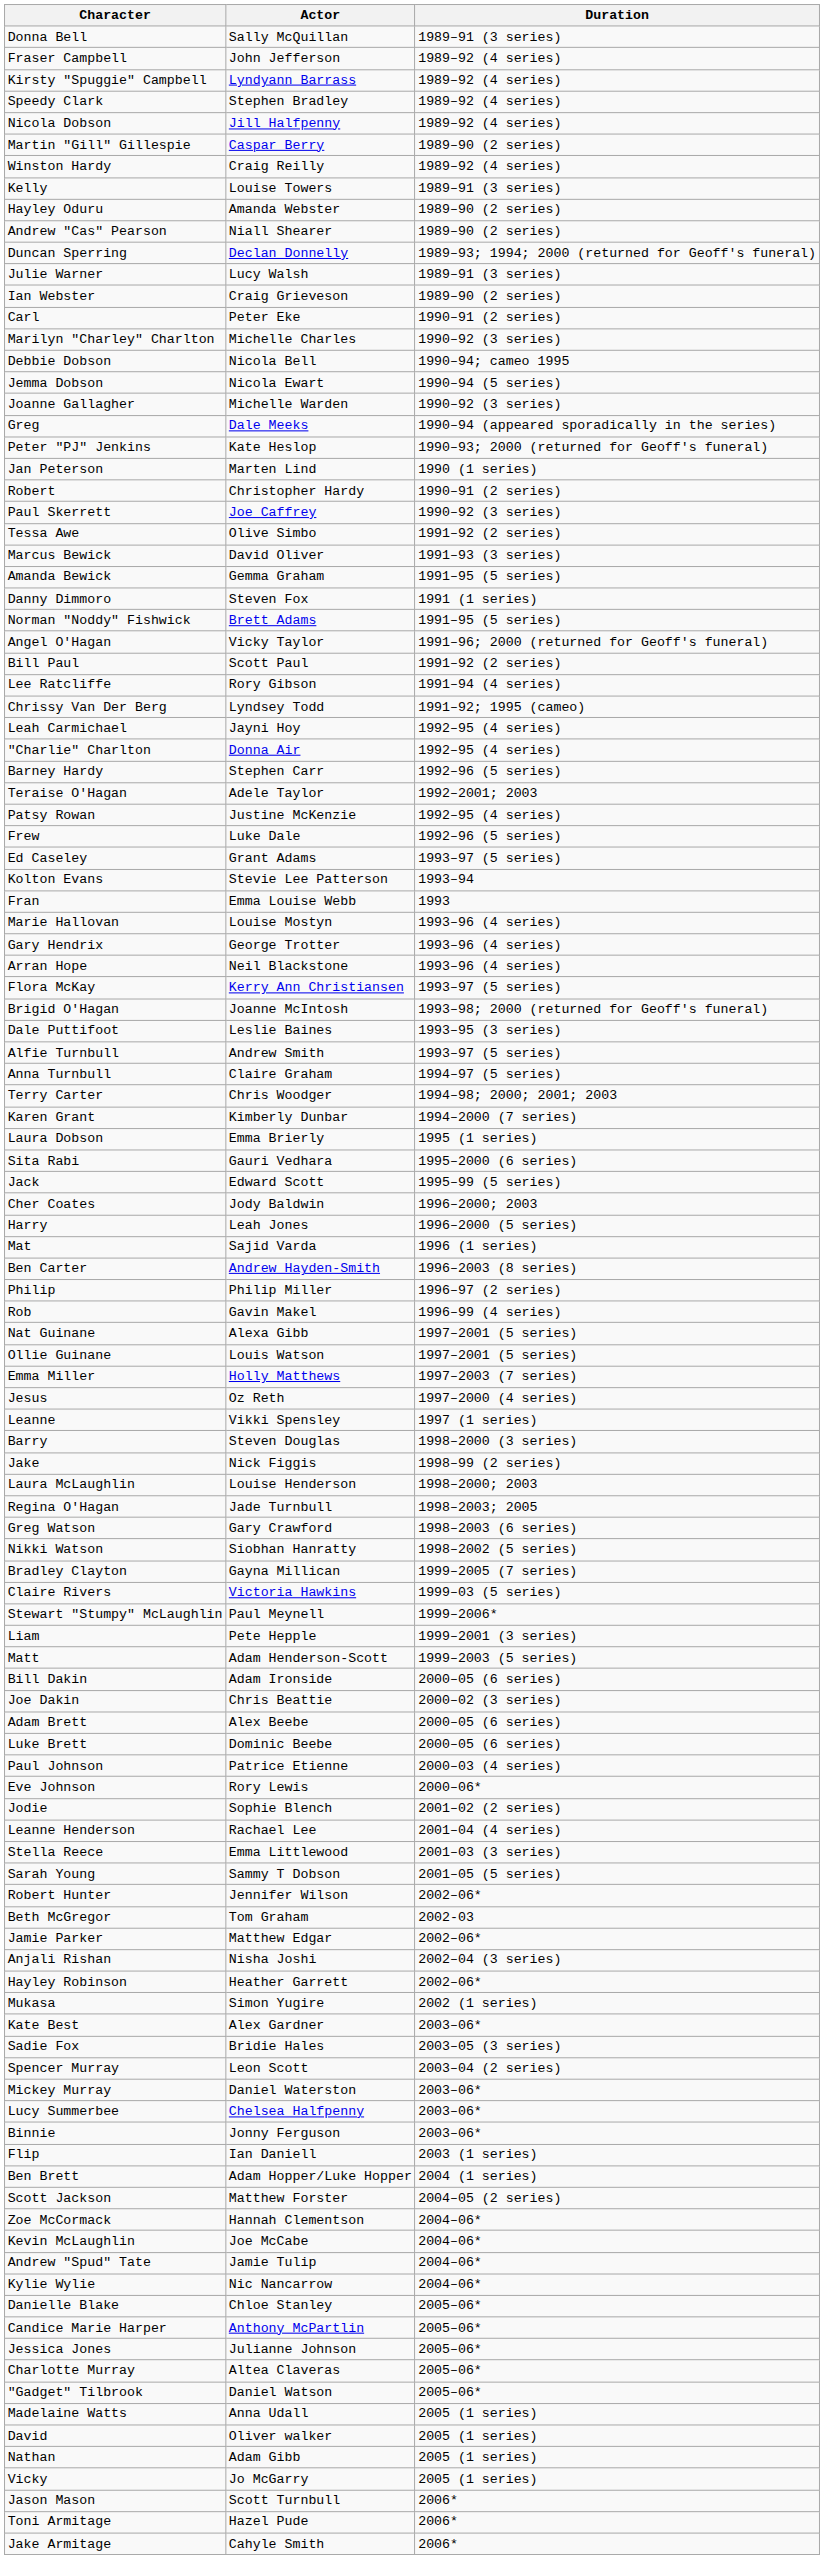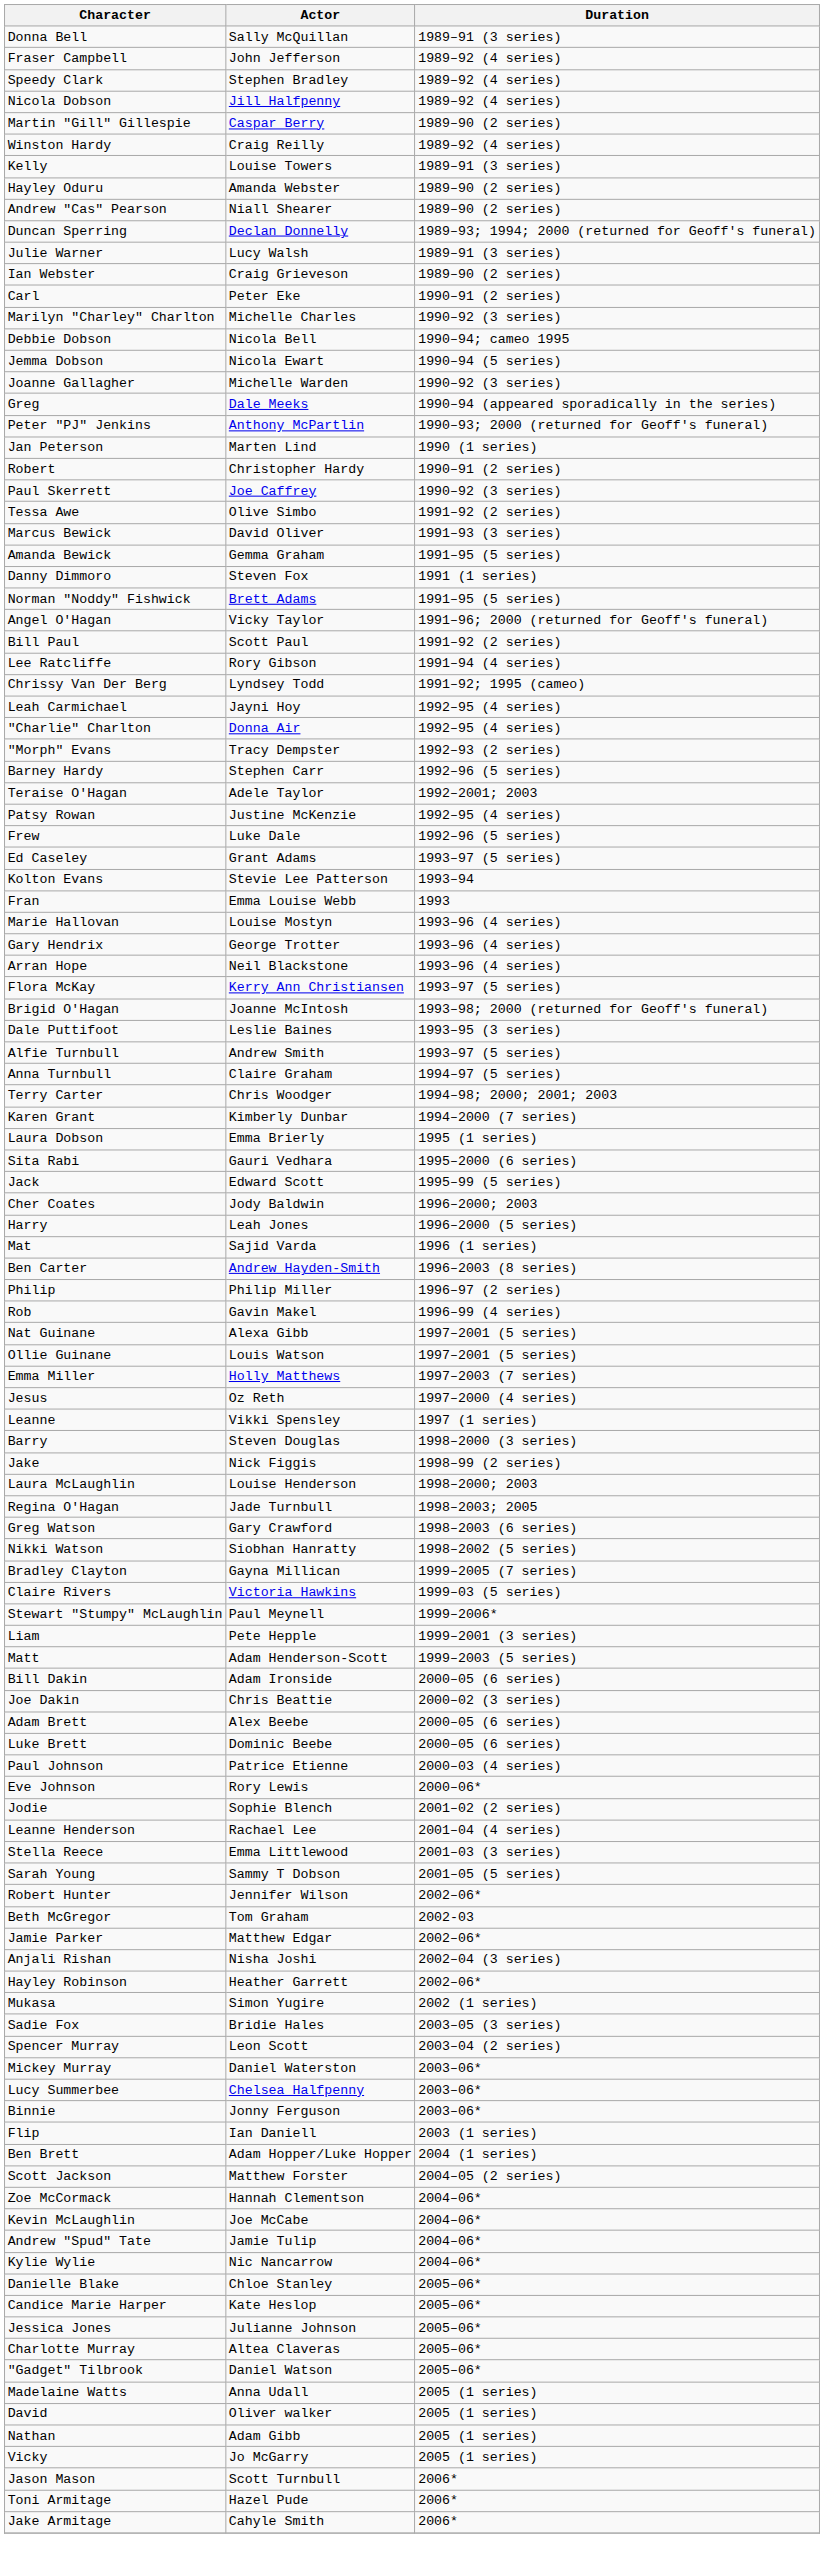- row: (107, 80)
(273, 448) Kate Heslop -> (296, 426) Anthony McPartlin
+ row: (59, 750)
- row: (43, 2025)
(296, 2328) Anthony McPartlin -> (273, 2306) Kate Heslop
